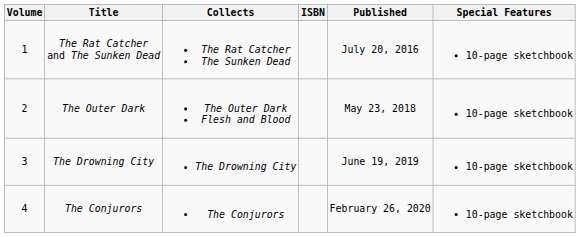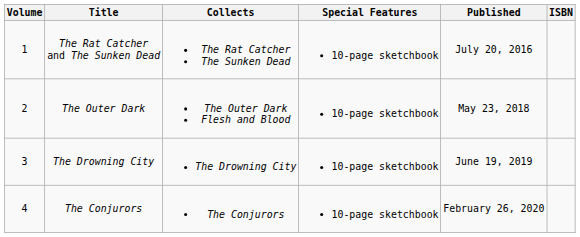columns swapped: (504, 12) <-> (313, 12)
